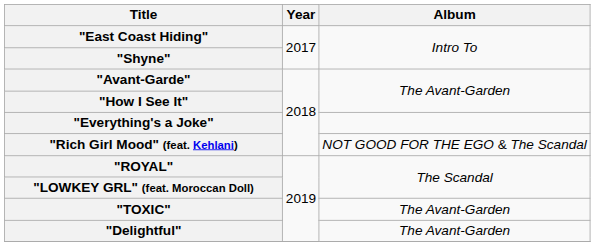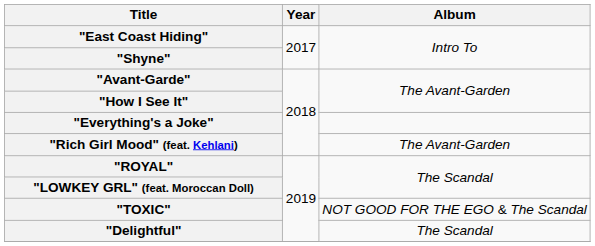(455, 144) NOT GOOD FOR THE EGO & The Scandal -> (455, 144) The Avant-Garden
(455, 209) The Avant-Garden -> (455, 209) NOT GOOD FOR THE EGO & The Scandal
(455, 230) The Avant-Garden -> (455, 230) The Scandal
